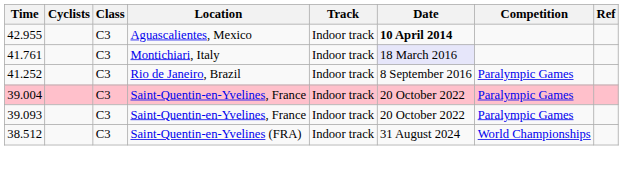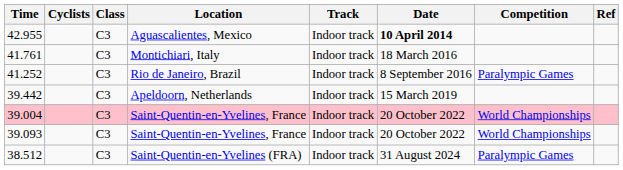(419, 54) lavender background -> (419, 54) no background
+ row: (25, 94)
(526, 94) Paralympic Games -> (534, 114) World Championships
(526, 114) Paralympic Games -> (534, 134) World Championships
(534, 134) World Championships -> (526, 154) Paralympic Games
